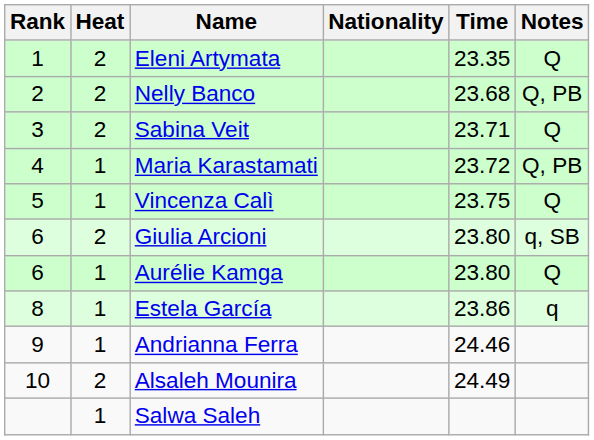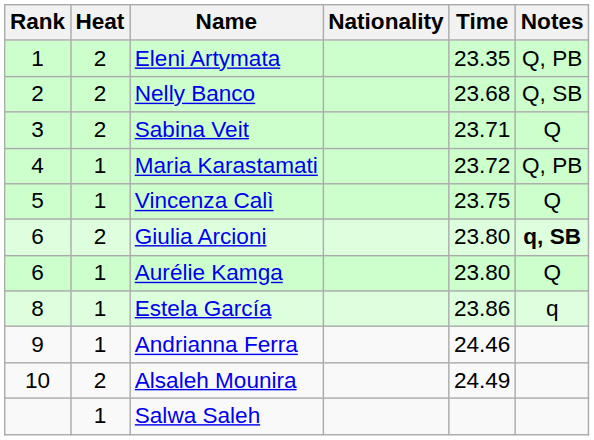(552, 58) Q -> (552, 58) Q, PB
(552, 93) Q, PB -> (552, 93) Q, SB
(552, 237) normal -> (552, 237) bold
